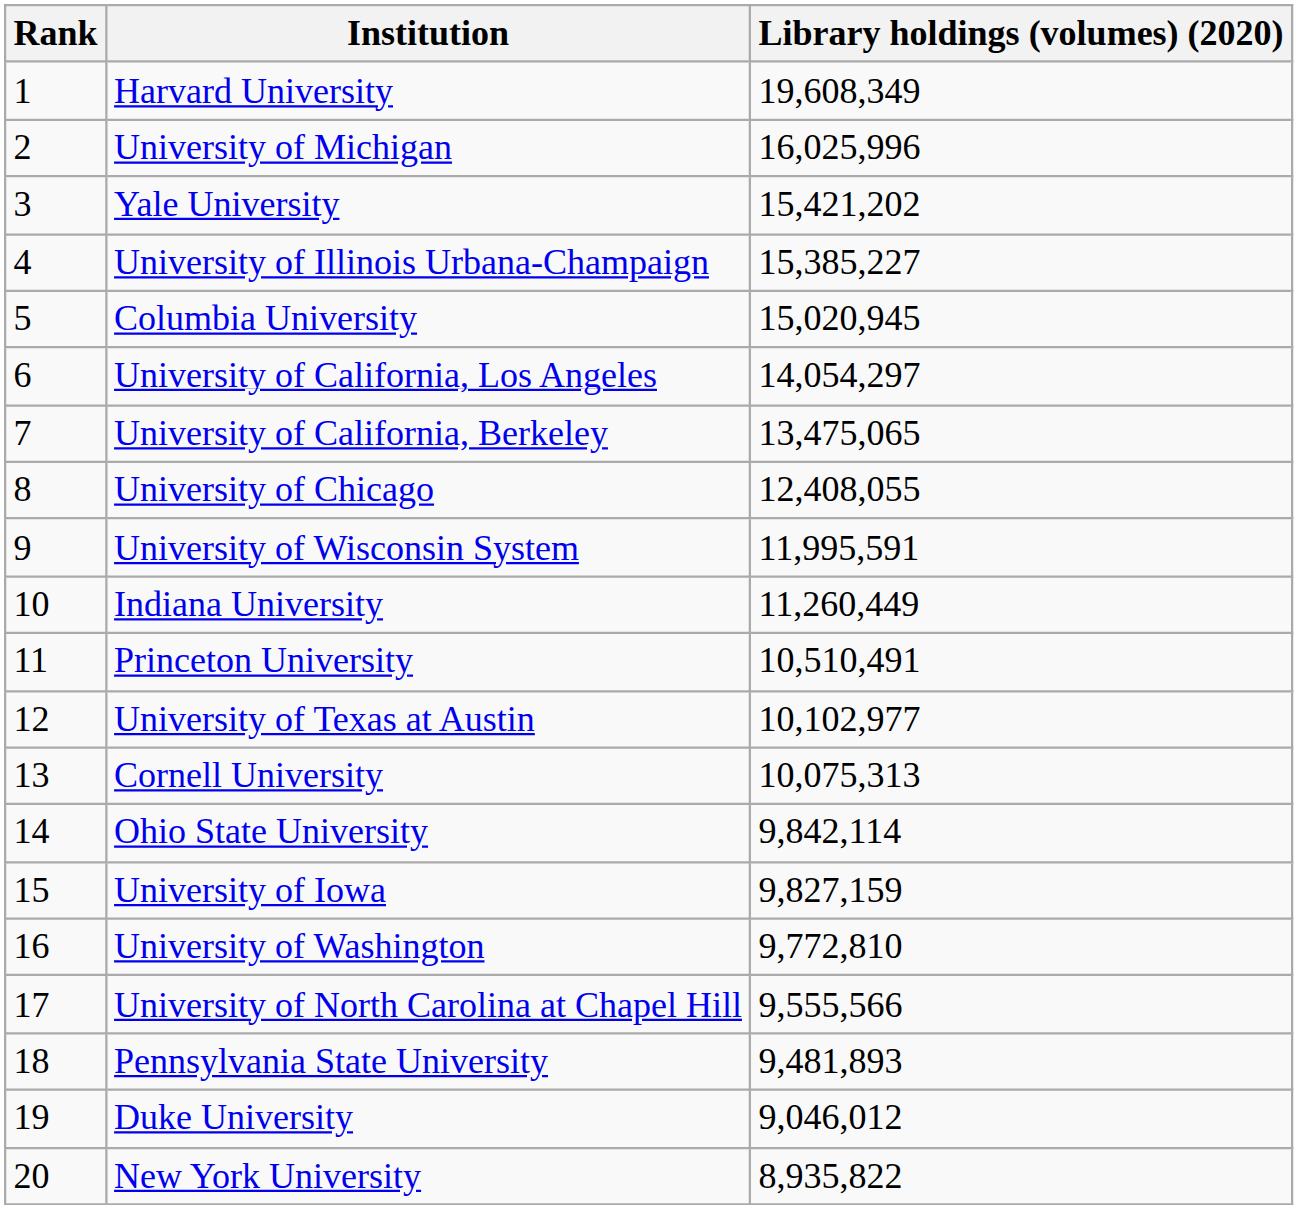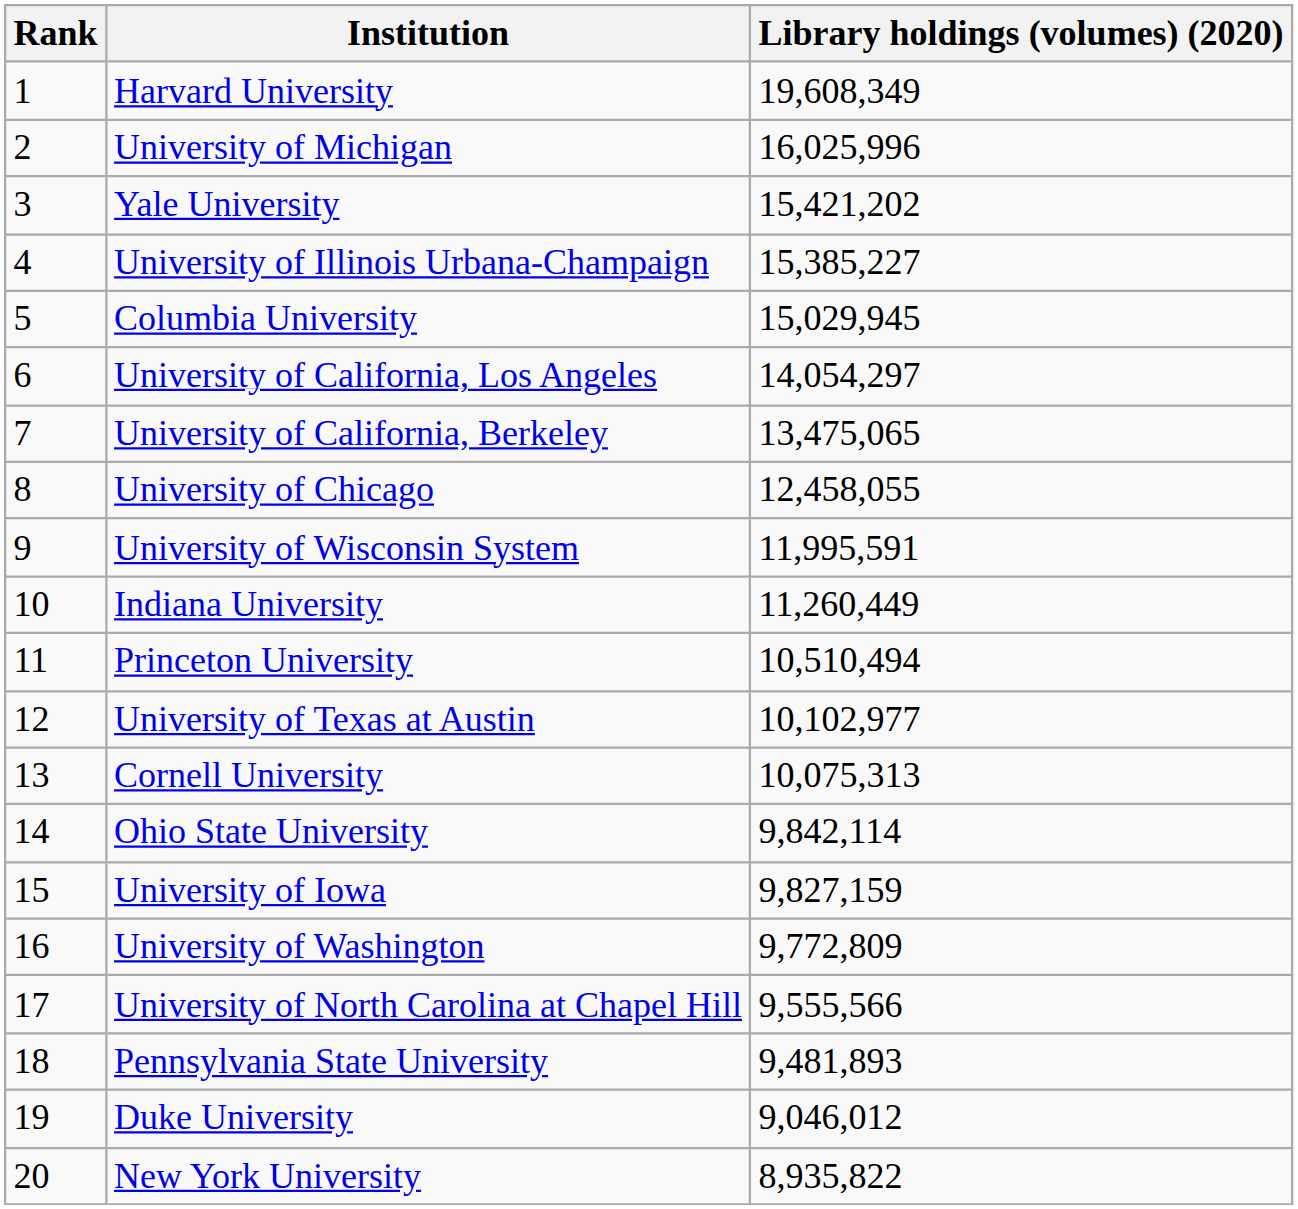(840, 318) 15,020,945 -> (840, 318) 15,029,945
(840, 489) 12,408,055 -> (840, 489) 12,458,055
(840, 661) 10,510,491 -> (840, 661) 10,510,494
(831, 946) 9,772,810 -> (831, 946) 9,772,809
